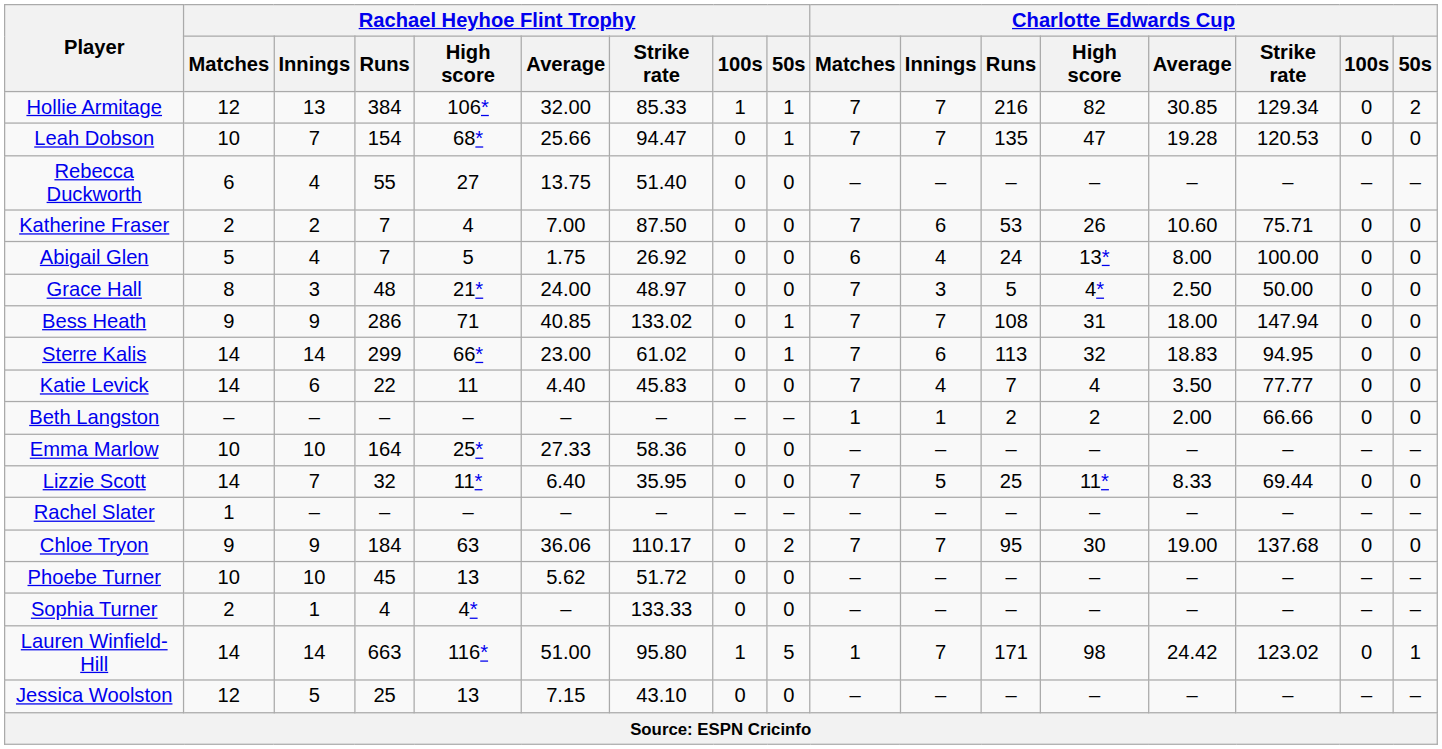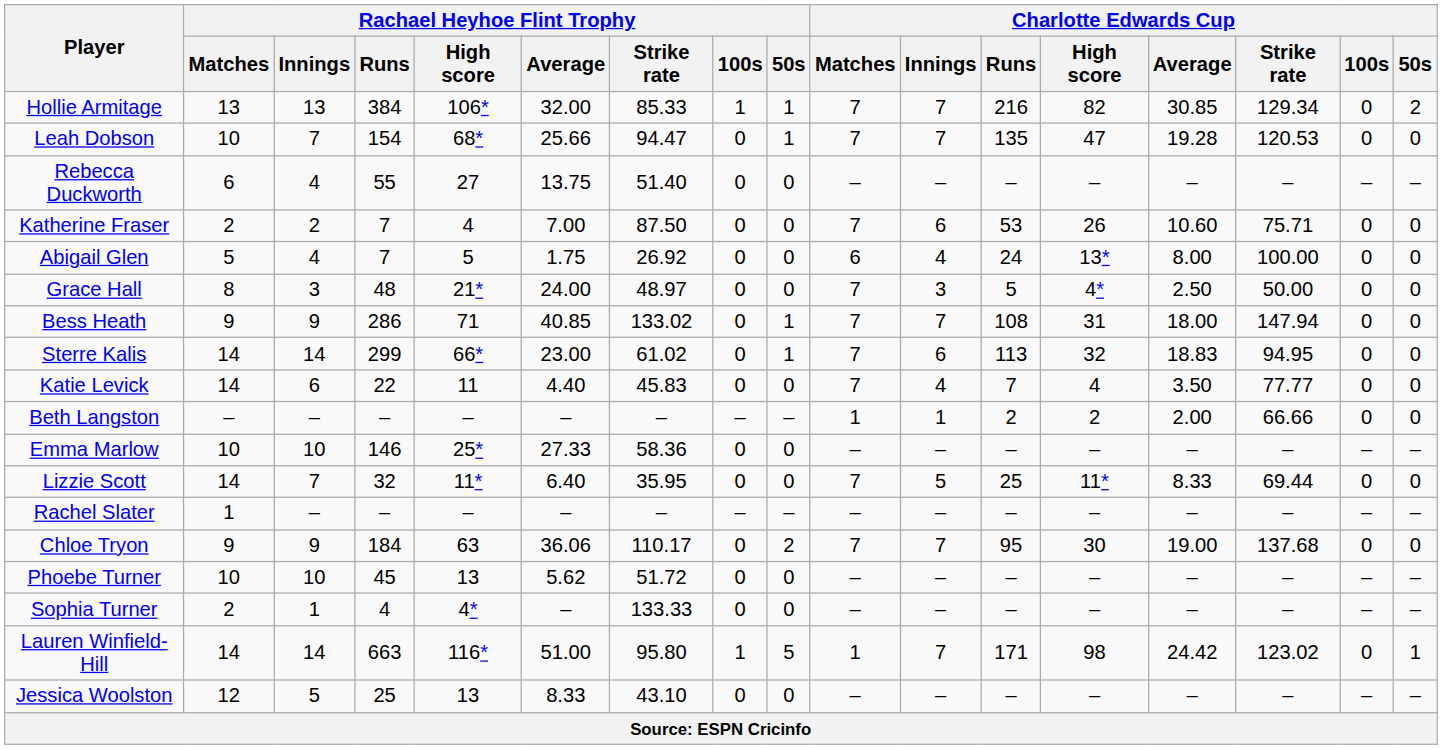(229, 107) 12 -> (229, 107) 13
(385, 449) 164 -> (385, 449) 146
(566, 696) 7.15 -> (566, 696) 8.33
